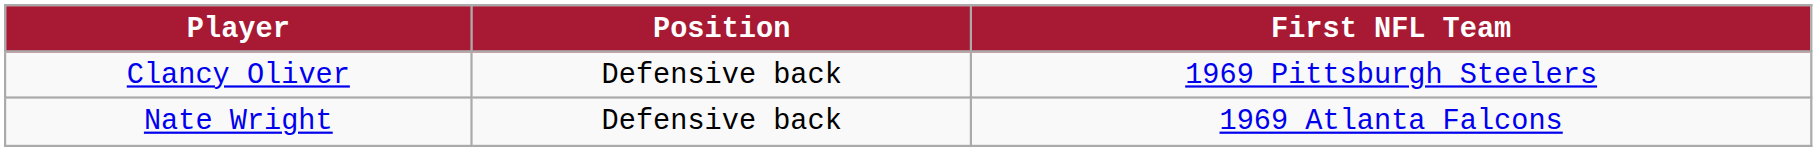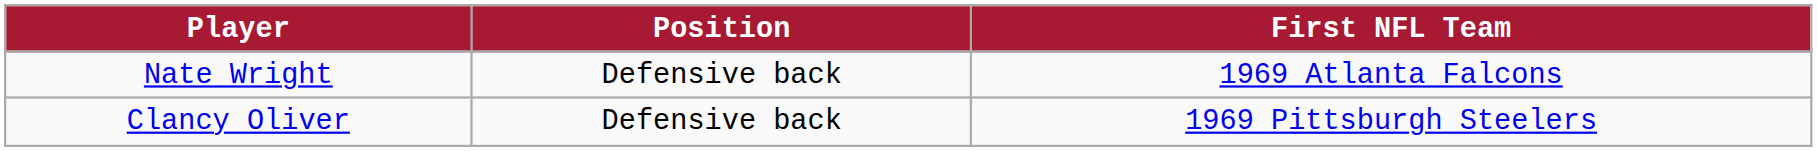rows swapped: (238, 75) <-> (238, 122)
